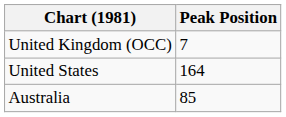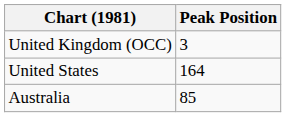(184, 44) 7 -> (184, 44) 3
